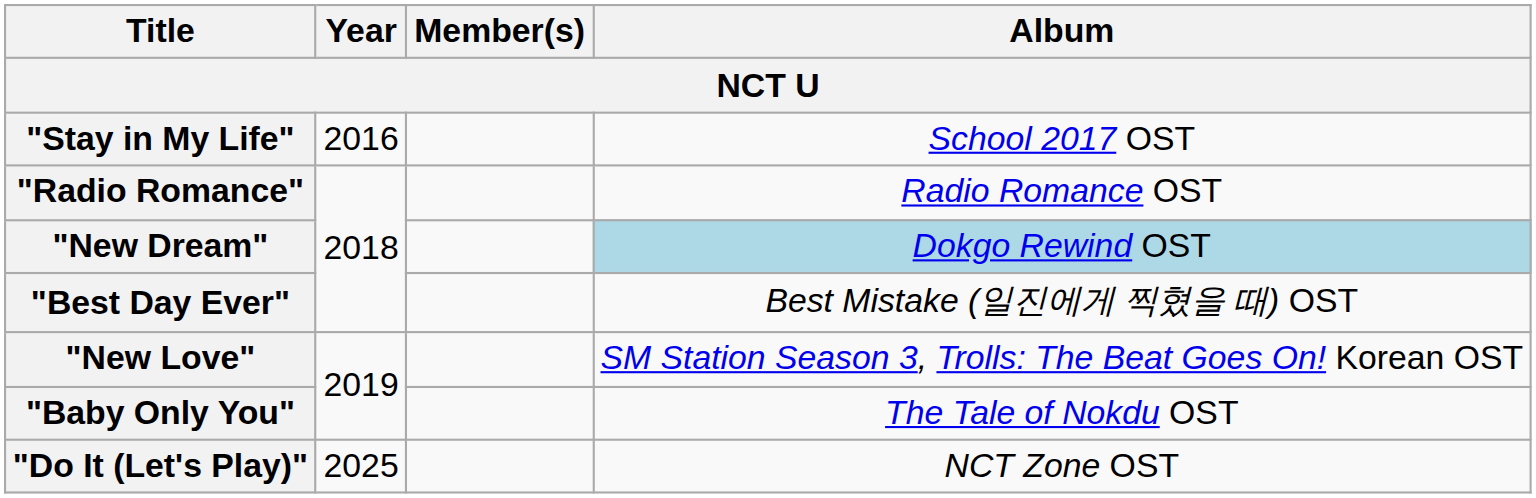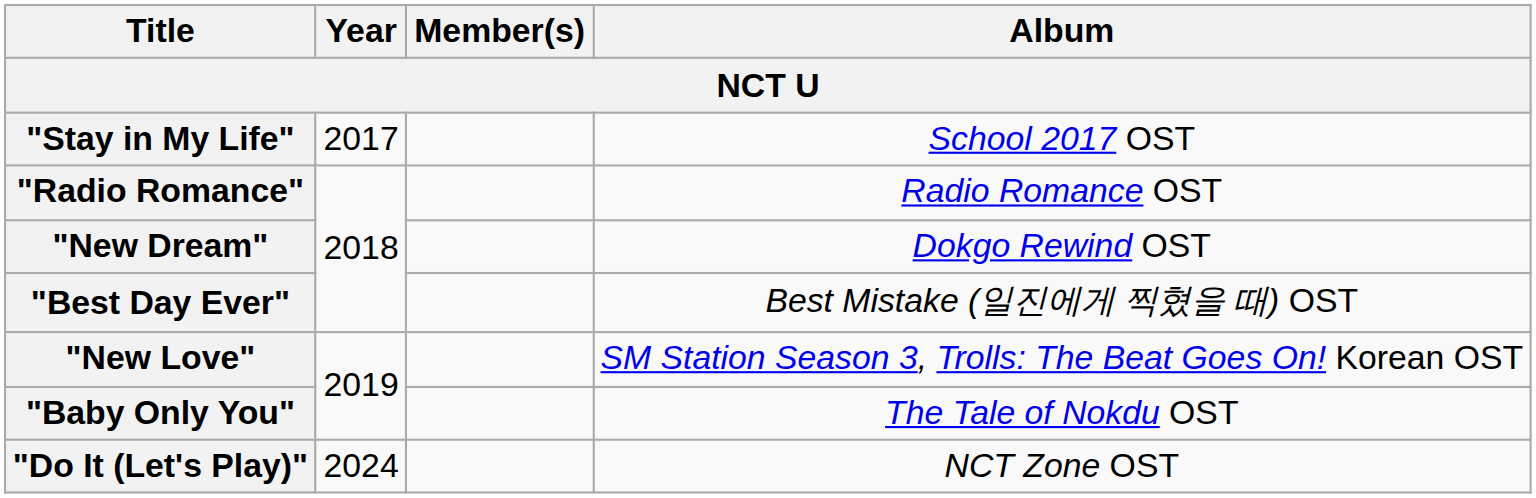(361, 138) 2016 -> (361, 138) 2017
(1062, 245) lightblue background -> (1062, 245) no background
(361, 465) 2025 -> (361, 465) 2024
